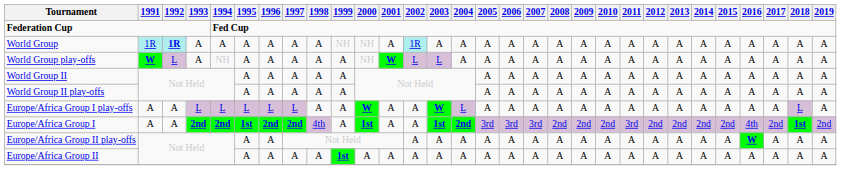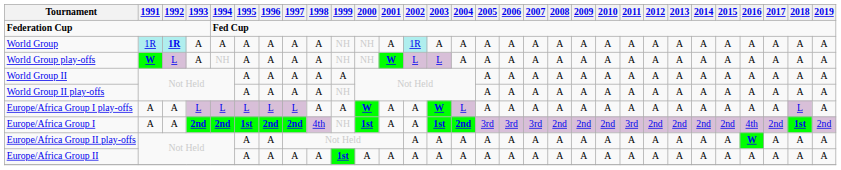(343, 60) A -> (343, 60) NH
(343, 92) A -> (343, 92) NH
(343, 124) A -> (343, 124) NH
